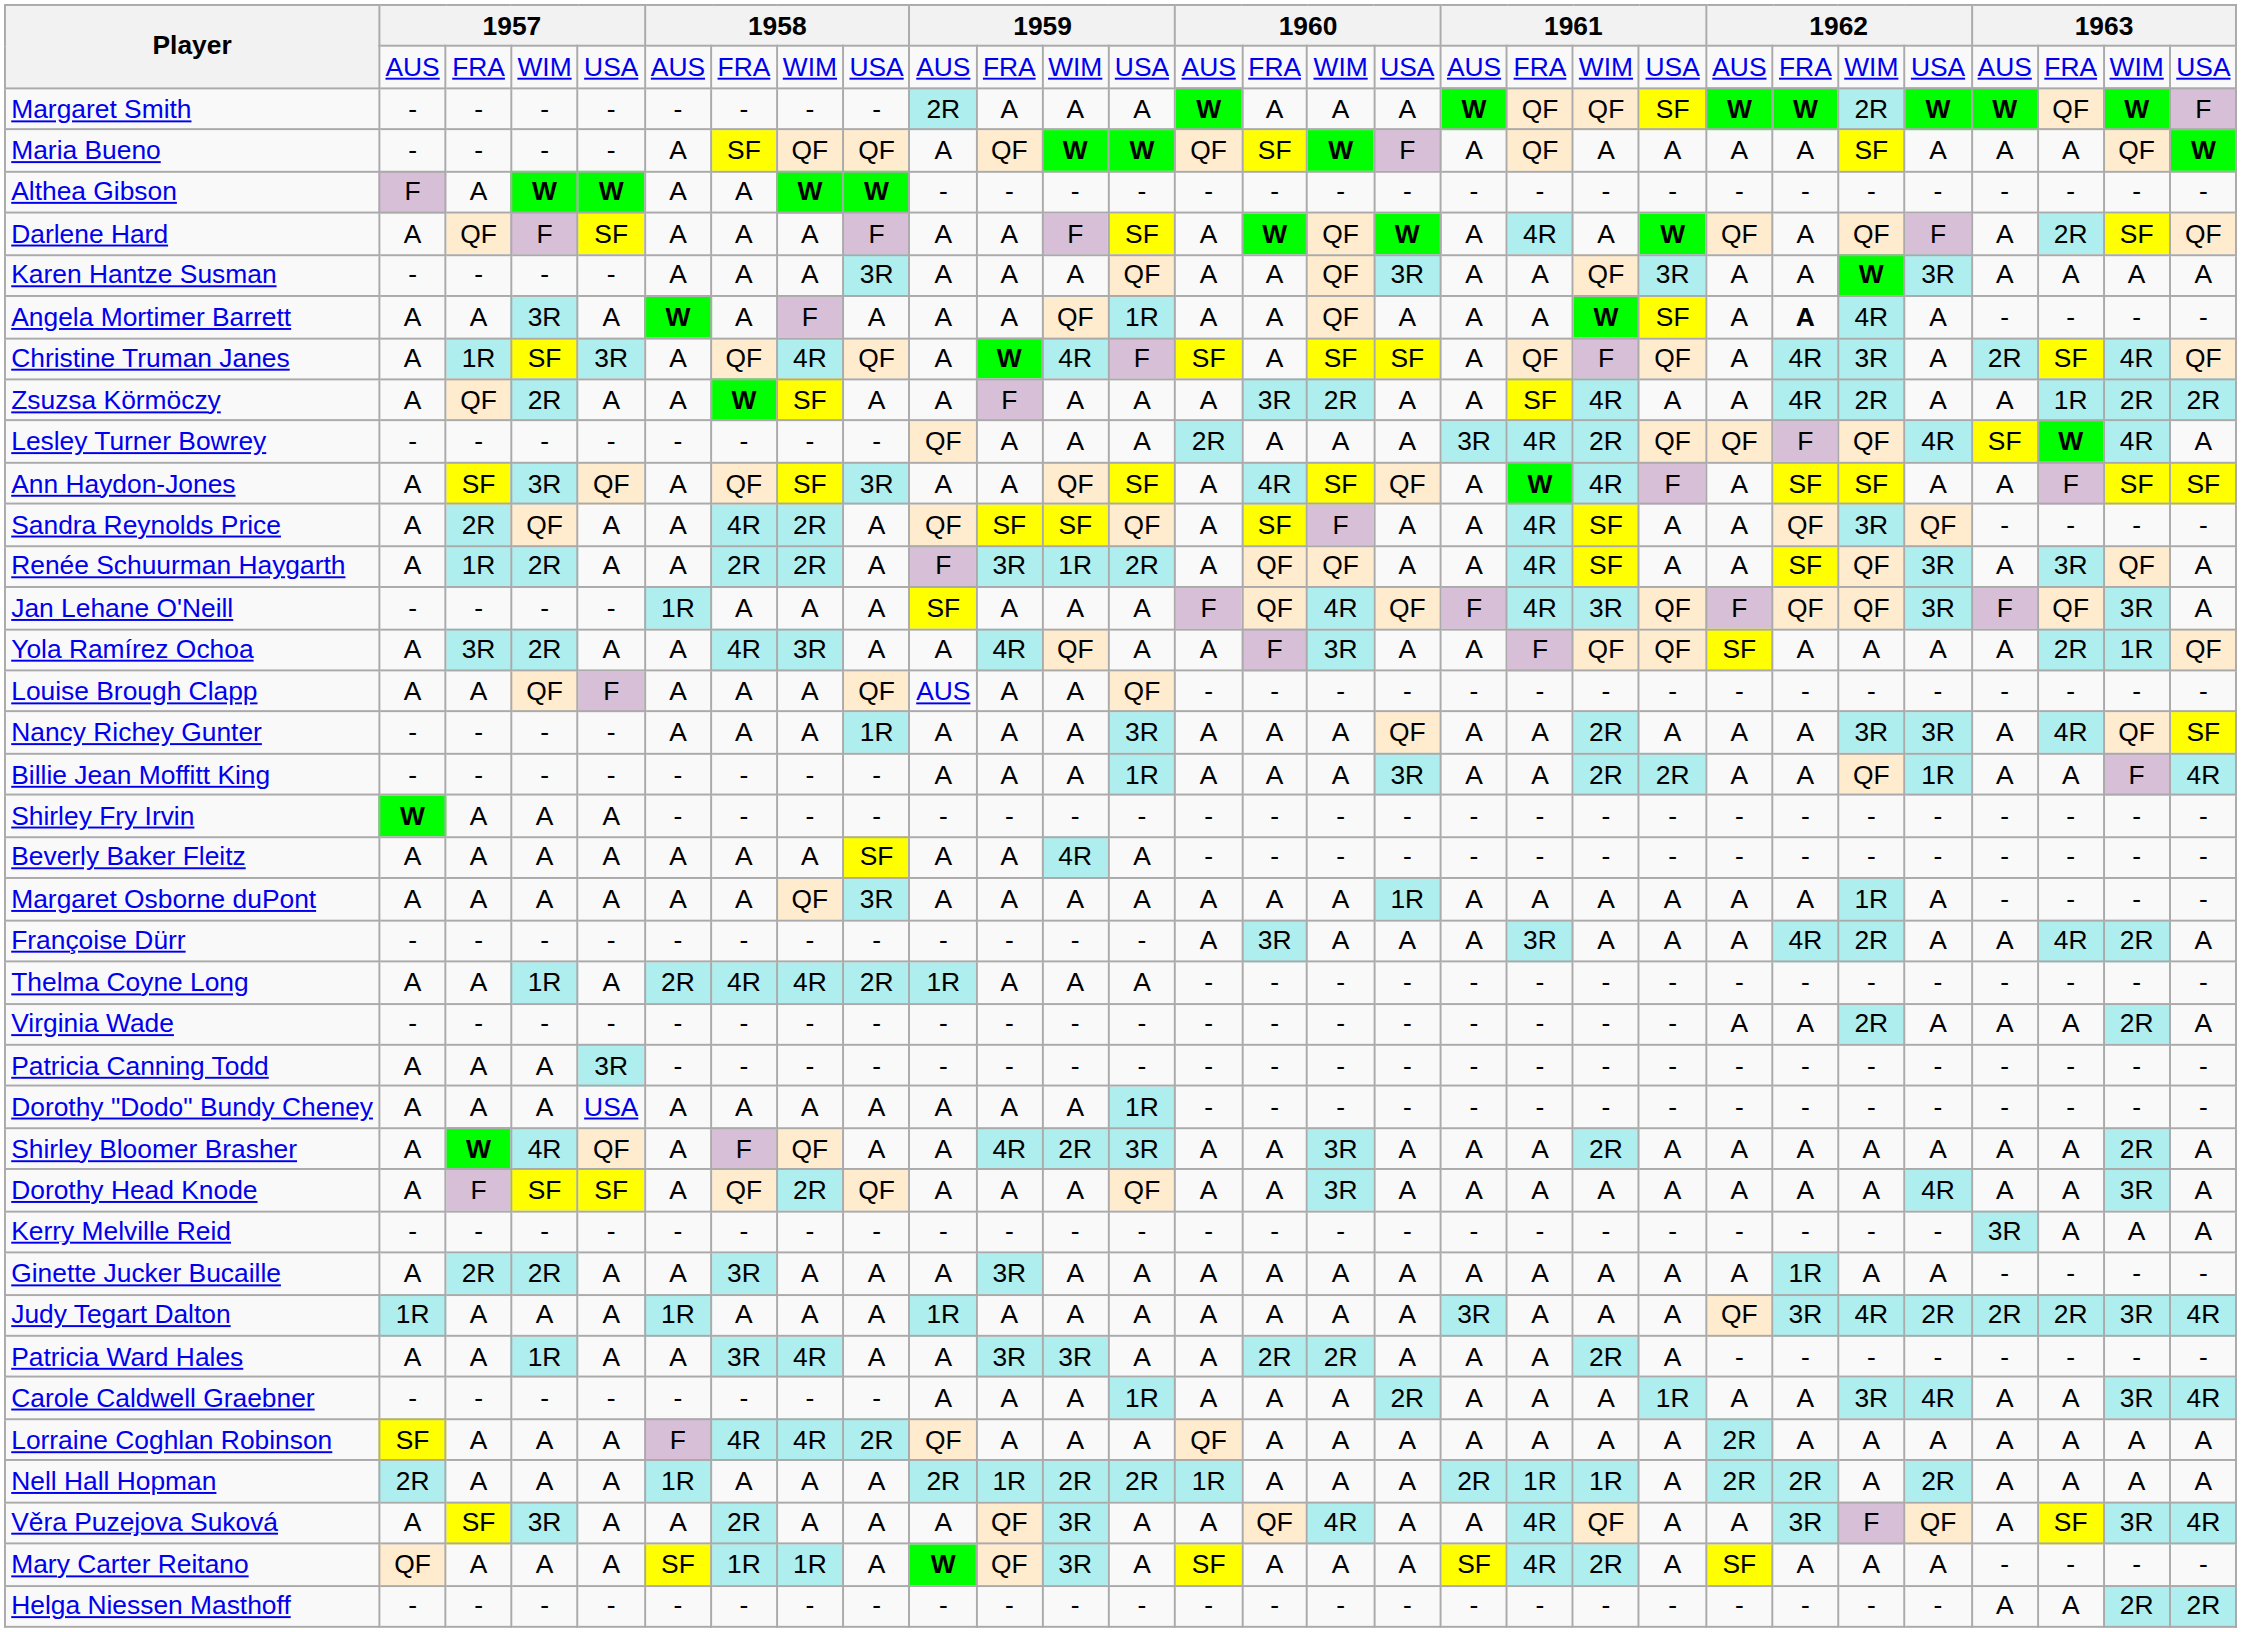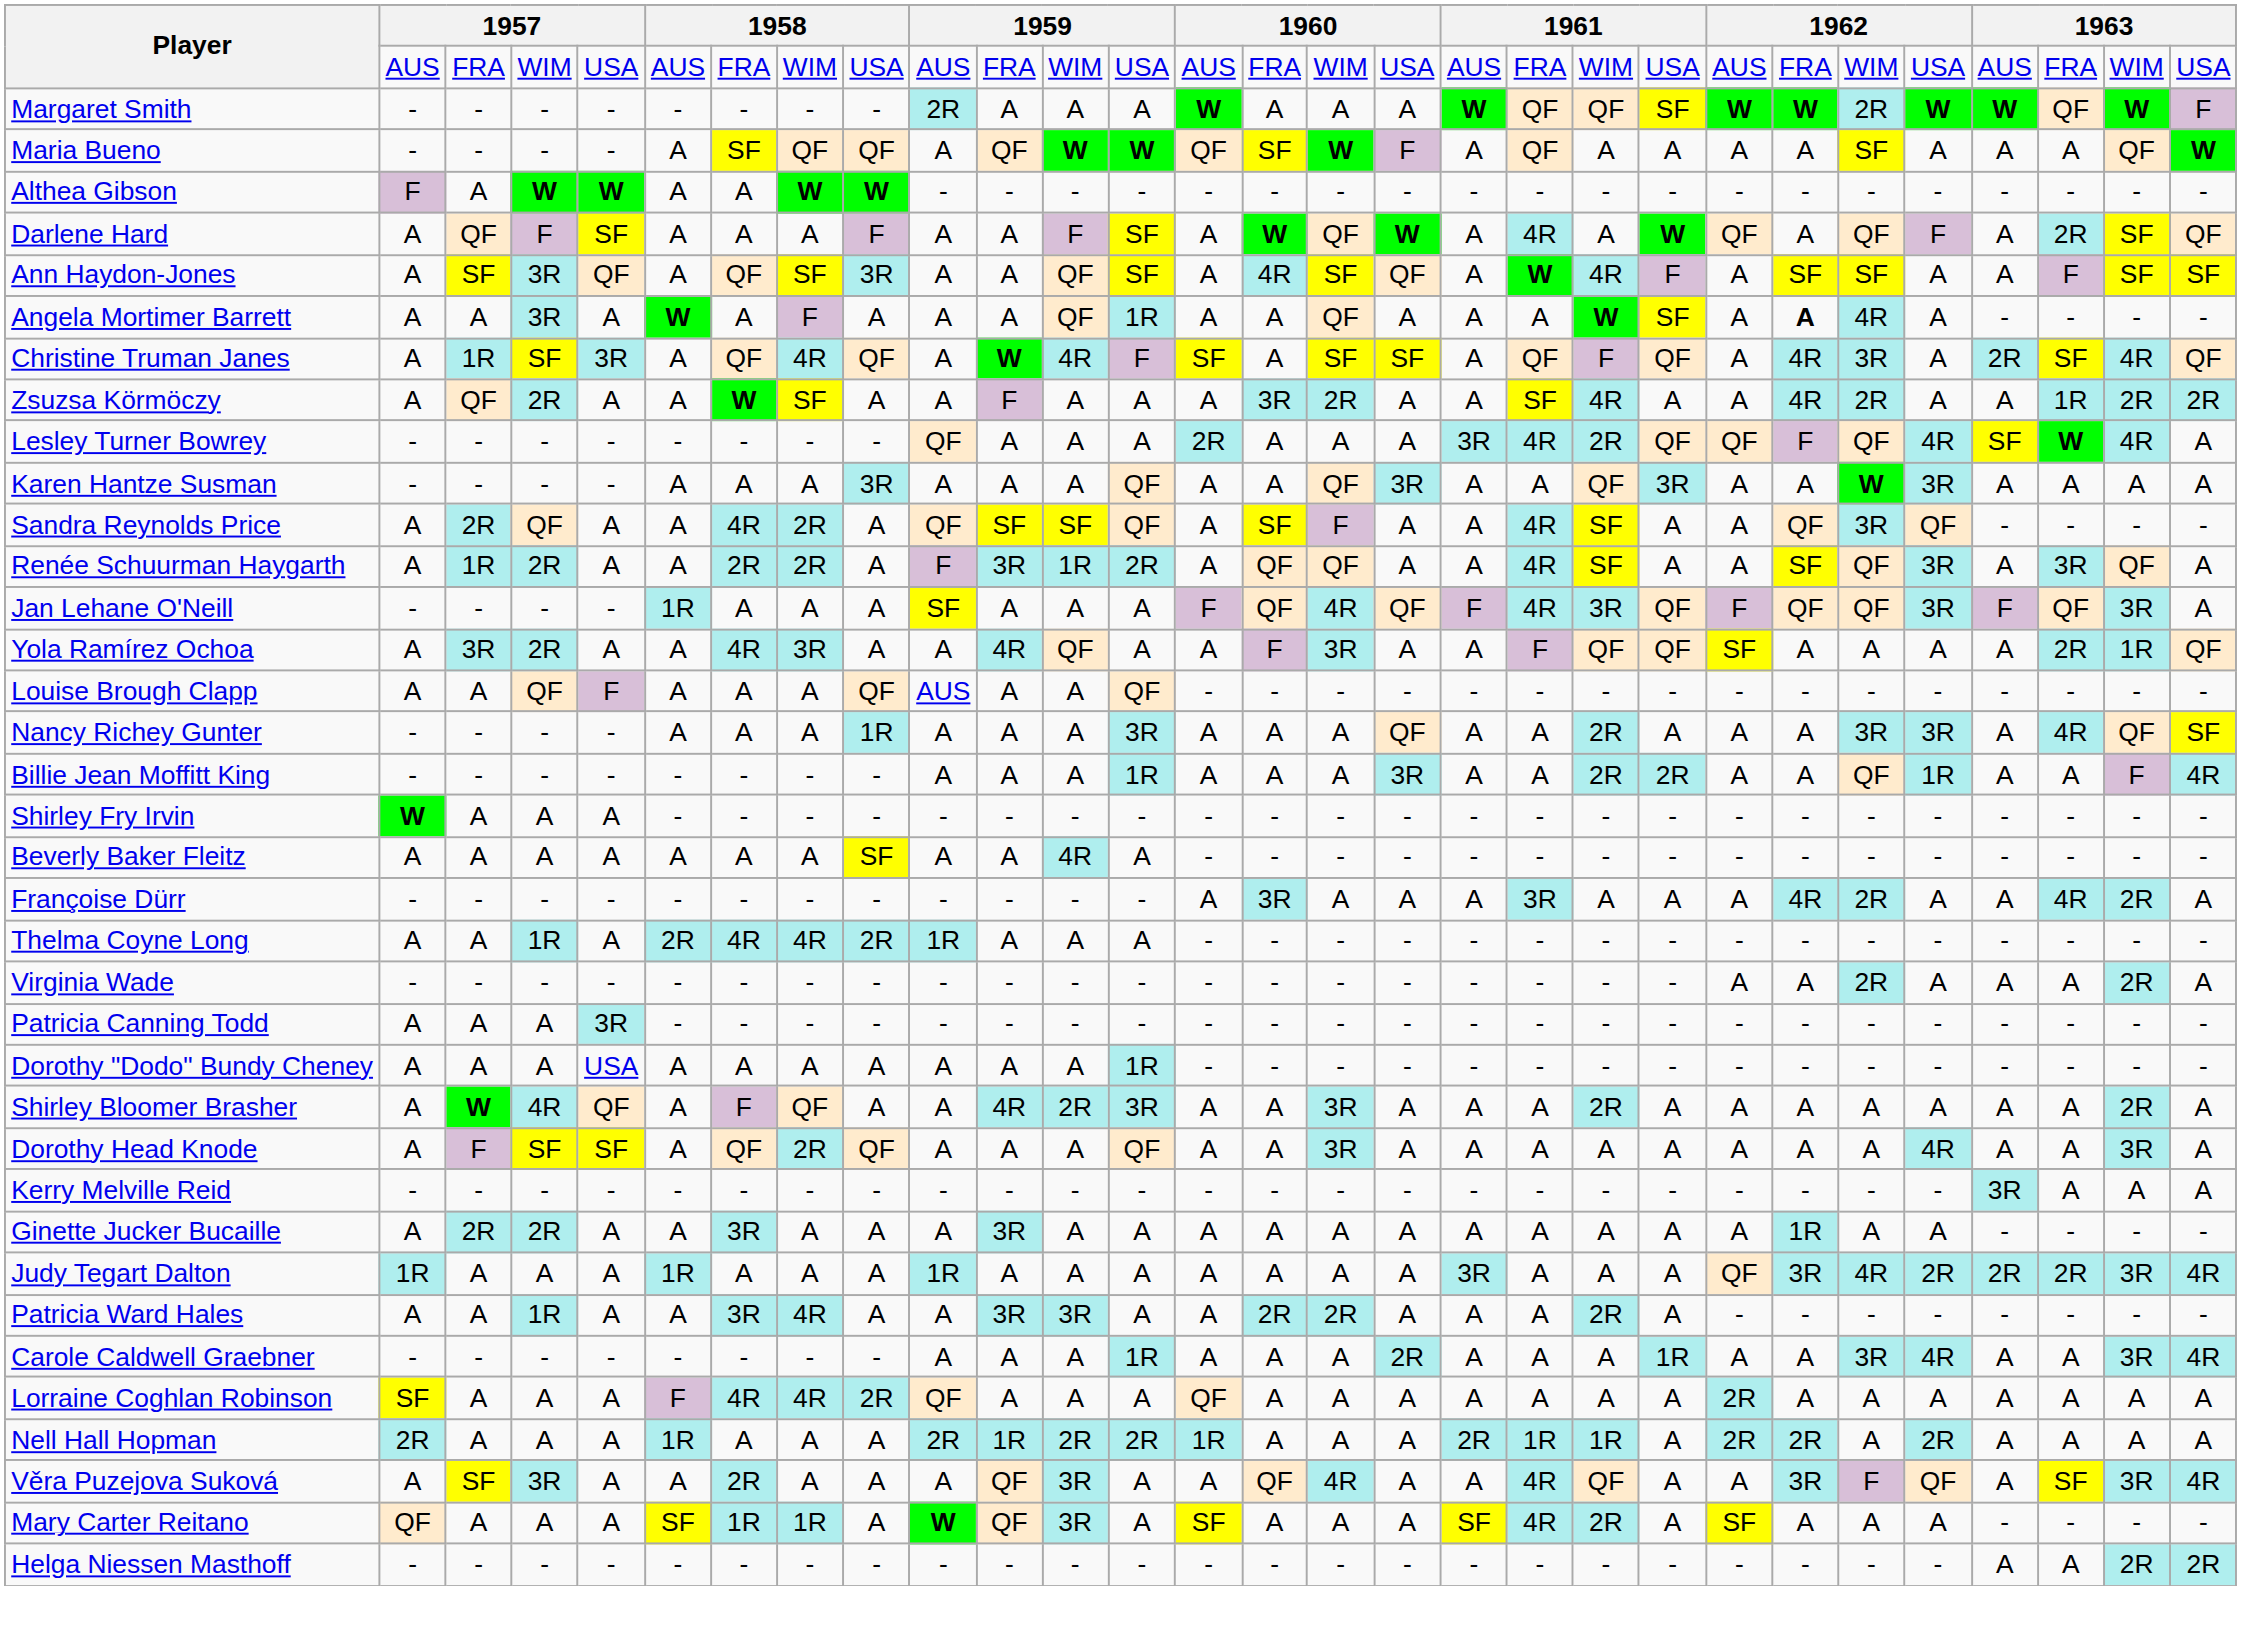rows swapped: (123, 483) <-> (144, 275)
- row: (164, 899)
